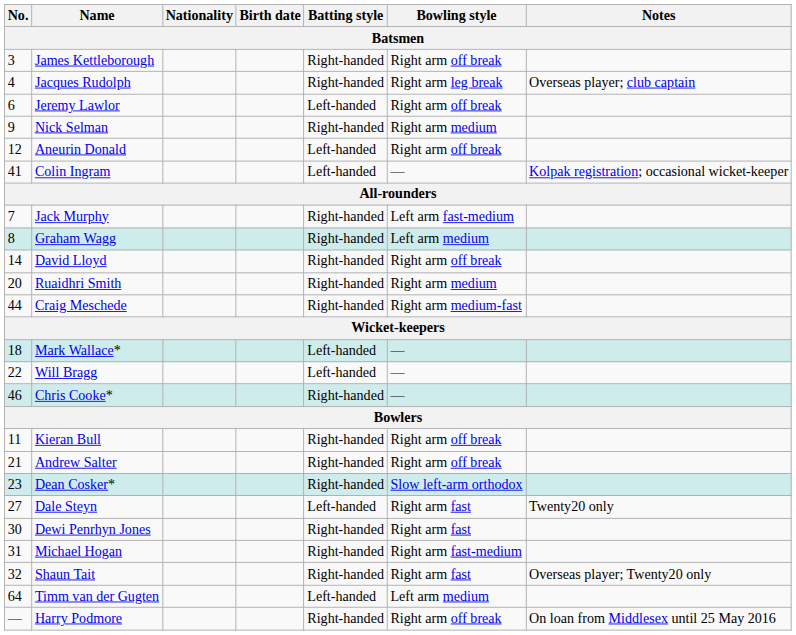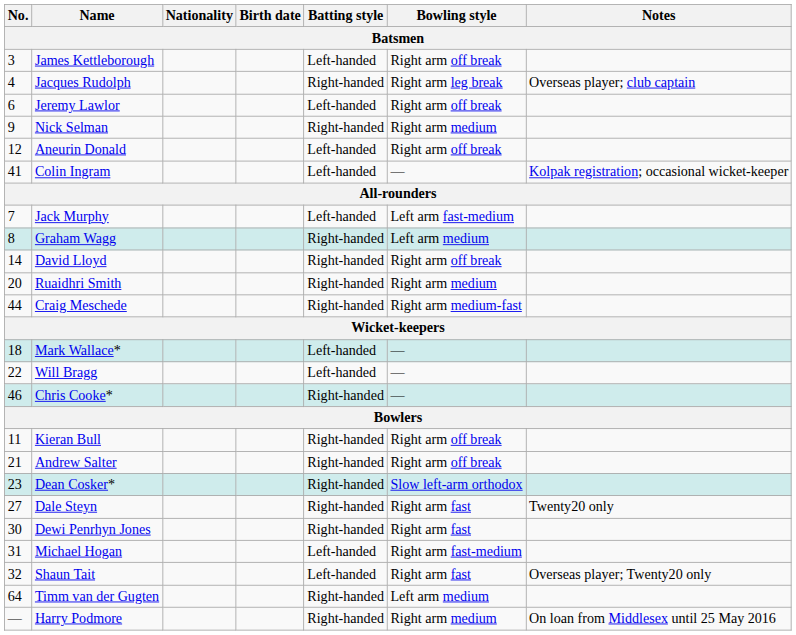(346, 60) Right-handed -> (342, 60) Left-handed
(346, 216) Right-handed -> (342, 216) Left-handed
(342, 506) Left-handed -> (346, 506) Right-handed
(346, 551) Right-handed -> (342, 551) Left-handed
(346, 573) Right-handed -> (342, 573) Left-handed
(342, 596) Left-handed -> (346, 596) Right-handed
(446, 618) Right arm off break -> (444, 618) Right arm medium
